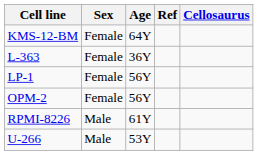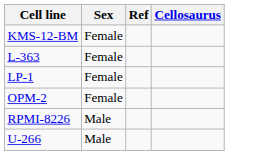- column: (140, 14)
